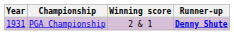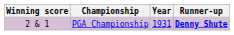columns swapped: (16, 11) <-> (140, 11)
